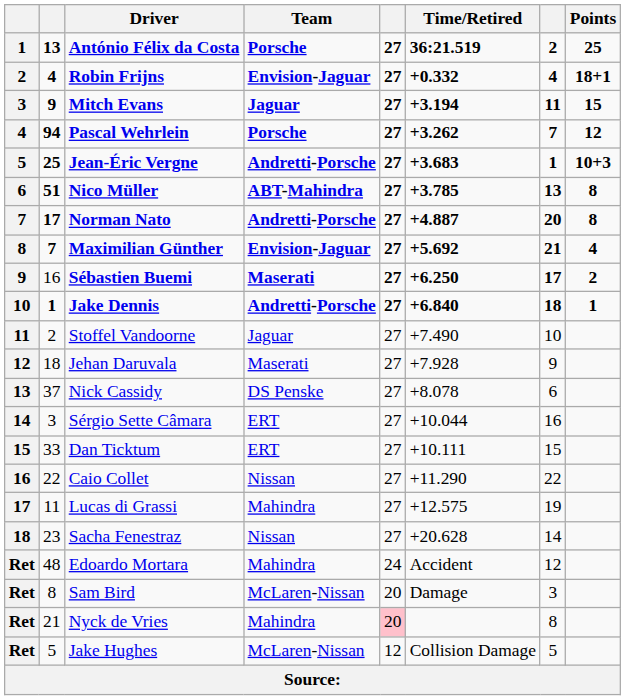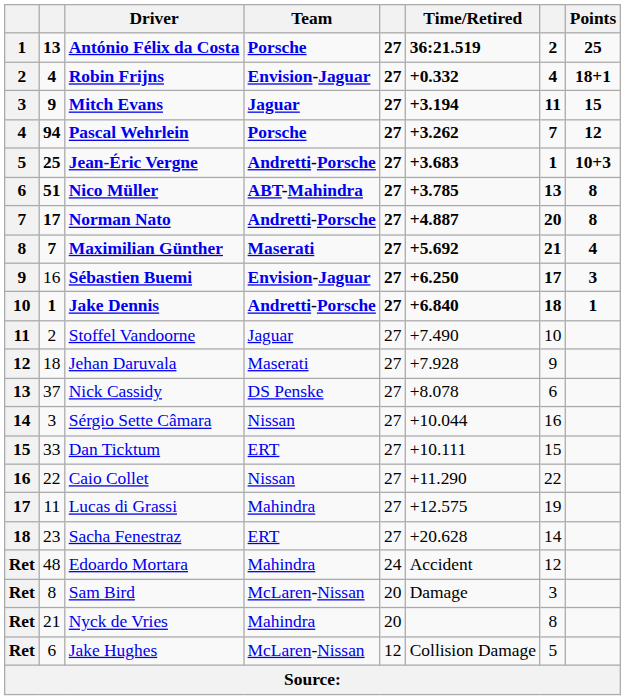(309, 248) Envision-Jaguar -> (281, 248) Maserati
(281, 276) Maserati -> (309, 276) Envision-Jaguar
(593, 276) 2 -> (593, 276) 3
(264, 420) ERT -> (271, 420) Nissan
(271, 535) Nissan -> (264, 535) ERT
(393, 621) pink background -> (393, 621) no background
(52, 650) 5 -> (52, 650) 6
